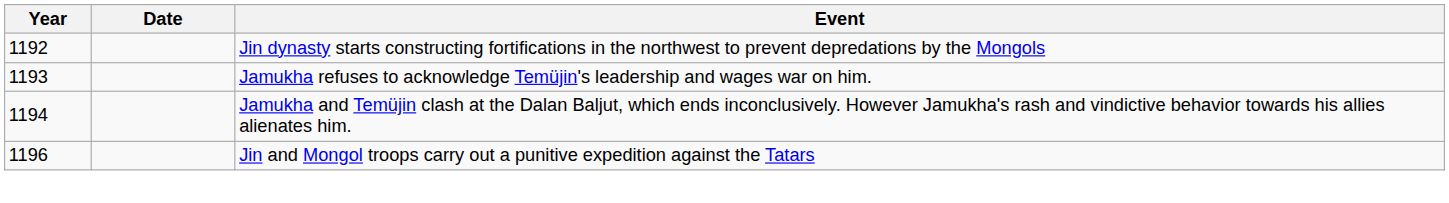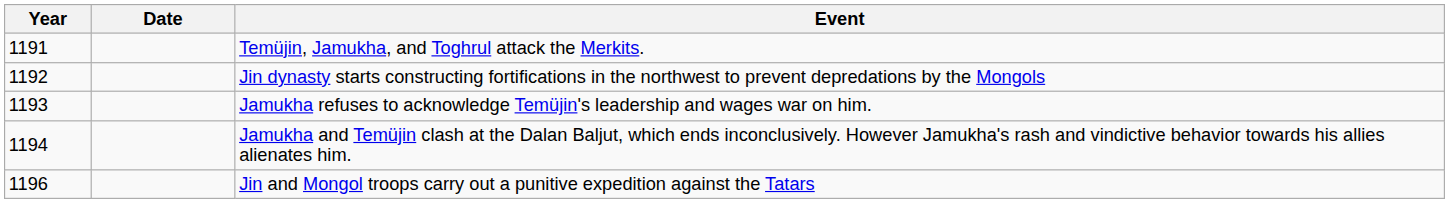+ row: (442, 47)
